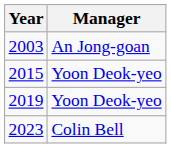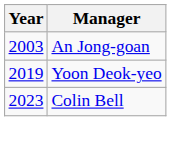- row: (26, 73)
